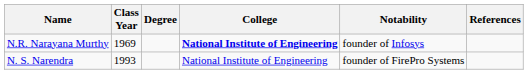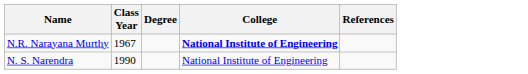- column: (403, 19)
(125, 43) 1969 -> (125, 43) 1967
(125, 60) 1993 -> (125, 60) 1990
